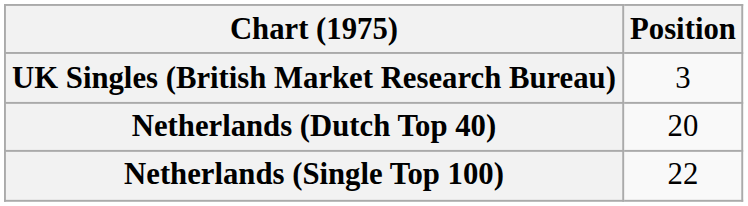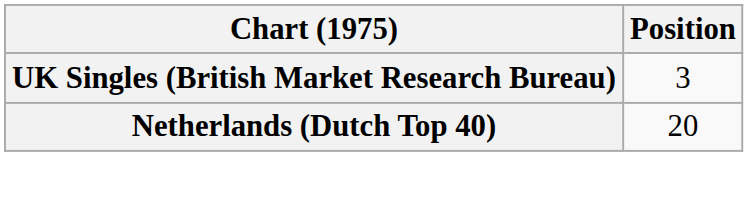- row: (314, 175)
